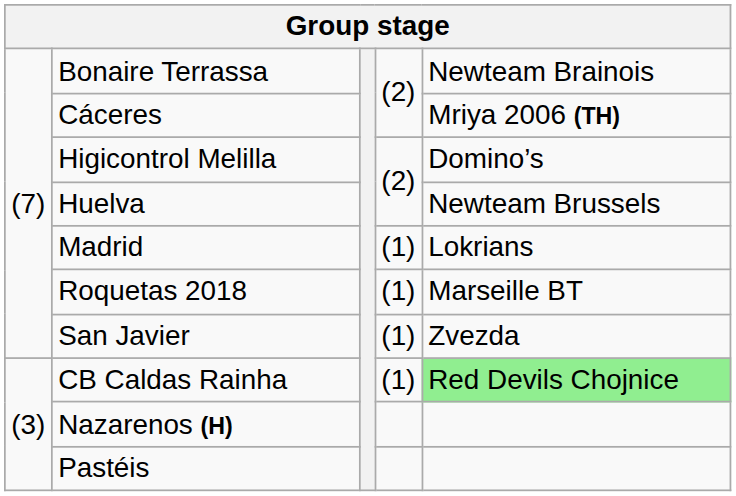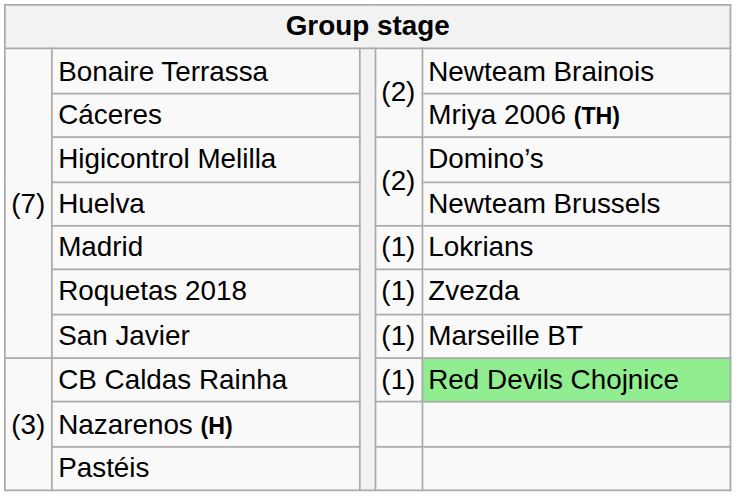(506, 291) Marseille BT -> (474, 291) Zvezda
(474, 335) Zvezda -> (506, 335) Marseille BT
